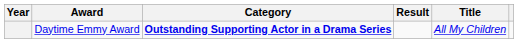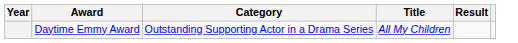columns swapped: (470, 13) <-> (413, 13)
(268, 30) bold -> (259, 30) normal
